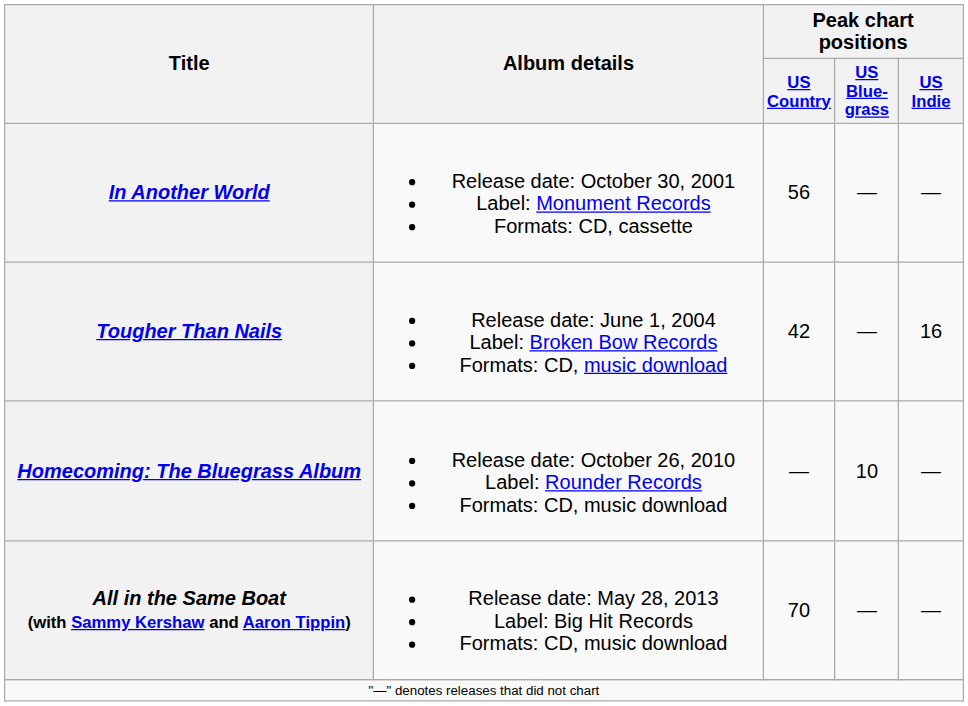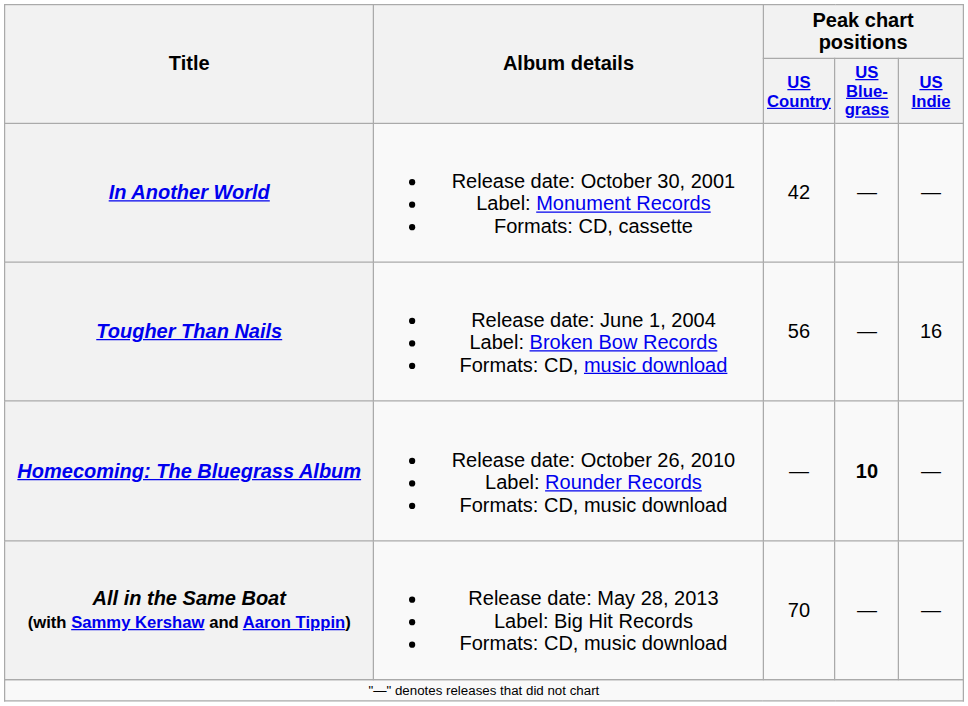(799, 192) 56 -> (799, 192) 42
(799, 331) 42 -> (799, 331) 56
(867, 470) normal -> (867, 470) bold
